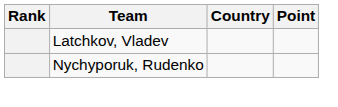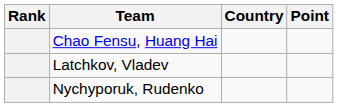+ row: (135, 41)
